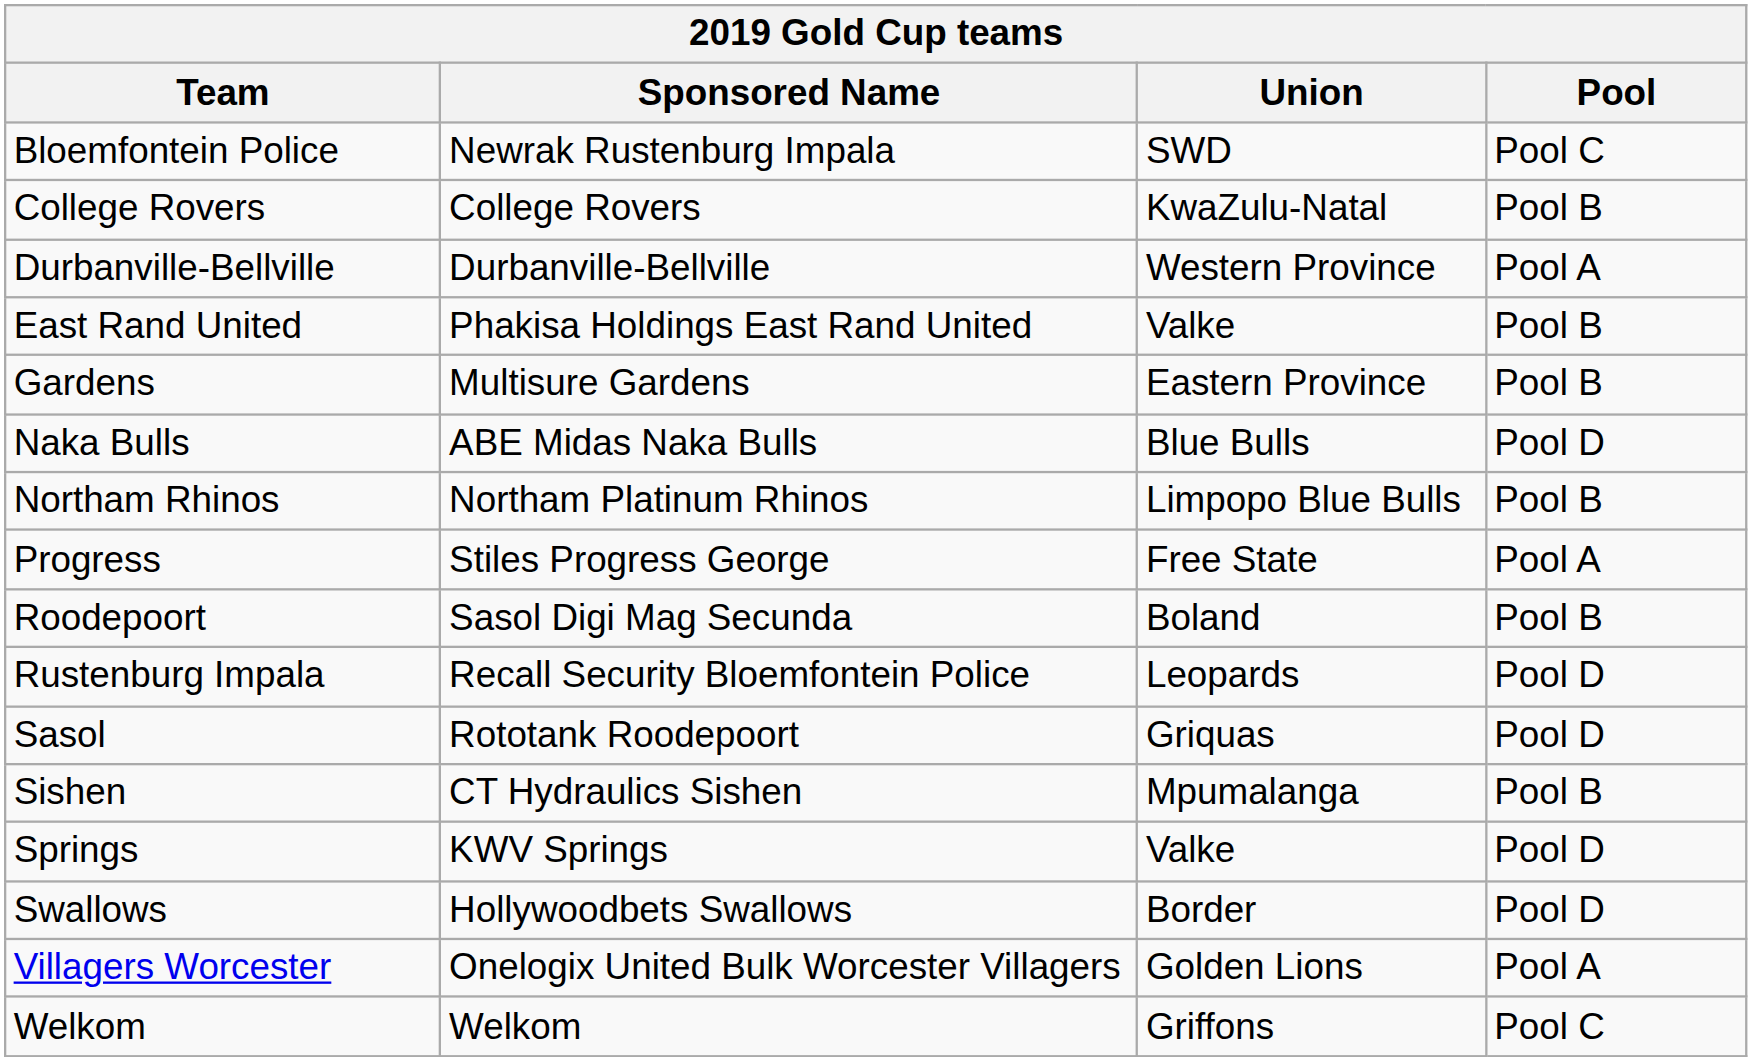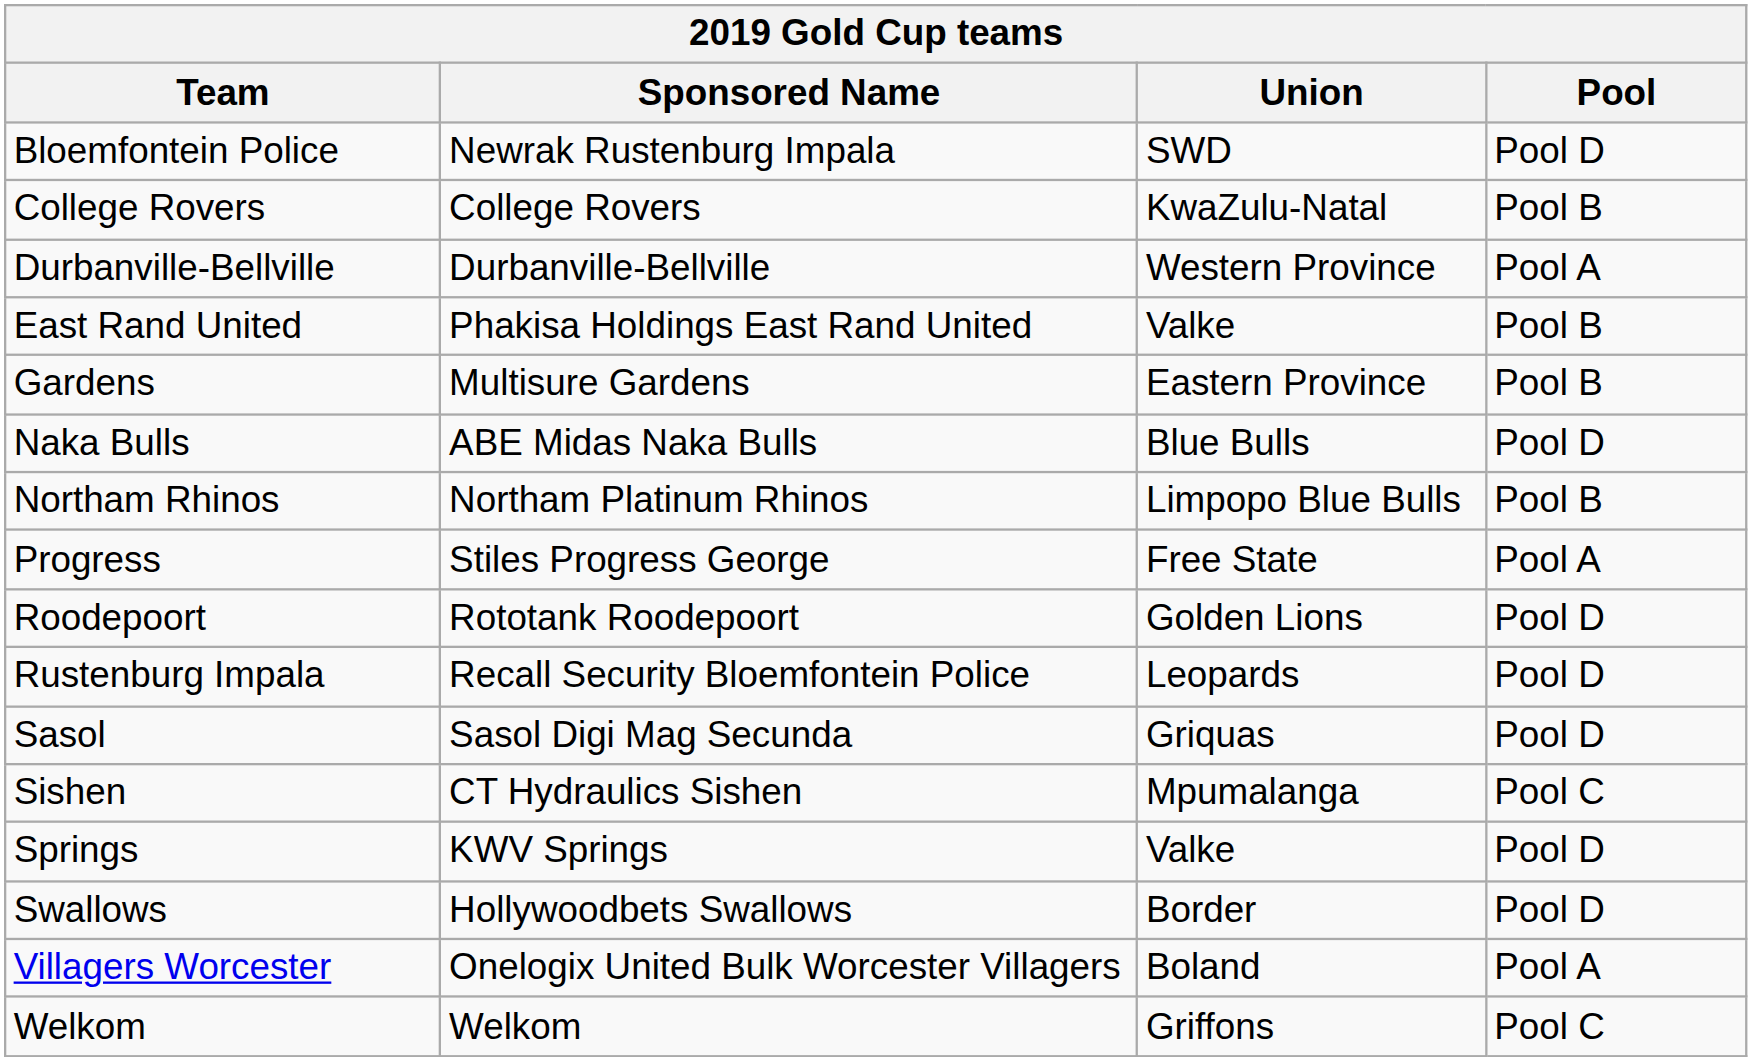(1550, 150) Pool C -> (1550, 150) Pool D
(651, 617) Sasol Digi Mag Secunda -> (624, 617) Rototank Roodepoort
(1203, 617) Boland -> (1254, 617) Golden Lions
(1549, 617) Pool B -> (1550, 617) Pool D
(624, 734) Rototank Roodepoort -> (651, 734) Sasol Digi Mag Secunda
(1549, 792) Pool B -> (1550, 792) Pool C
(1254, 967) Golden Lions -> (1203, 967) Boland
